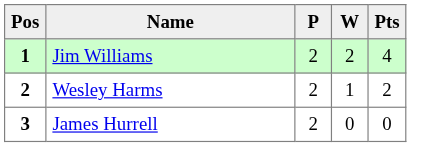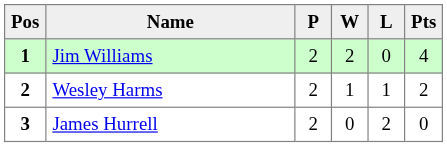+ column: (386, 21)
